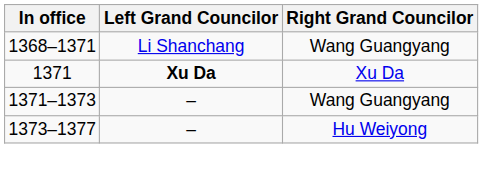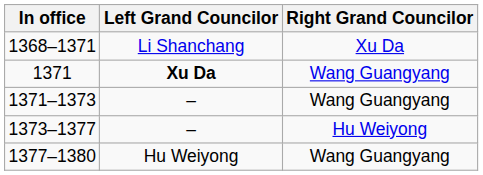(380, 45) Wang Guangyang -> (380, 45) Xu Da
(380, 73) Xu Da -> (380, 73) Wang Guangyang
+ row: (52, 156)
